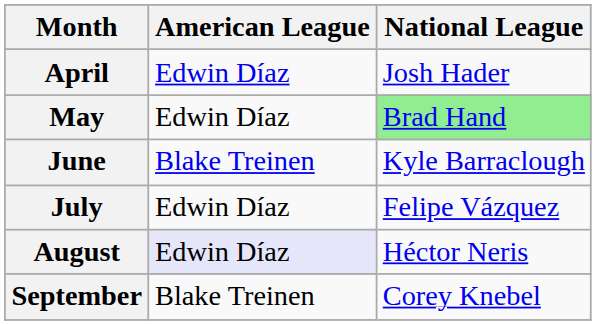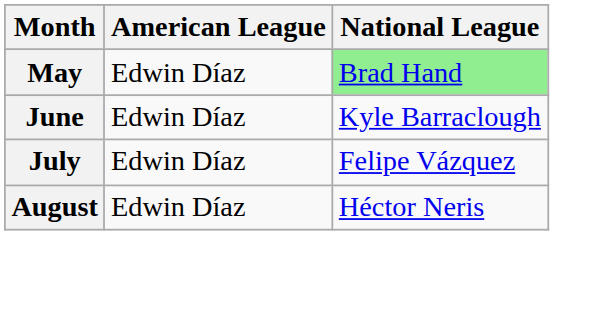- row: (77, 71)
(235, 161) Blake Treinen -> (178, 116) Edwin Díaz
(222, 251) lavender background -> (178, 206) no background
- row: (77, 296)
